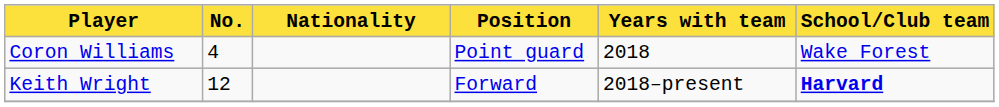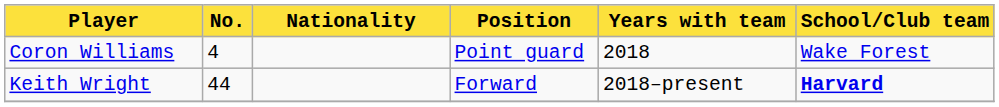(219, 85) 12 -> (219, 85) 44
